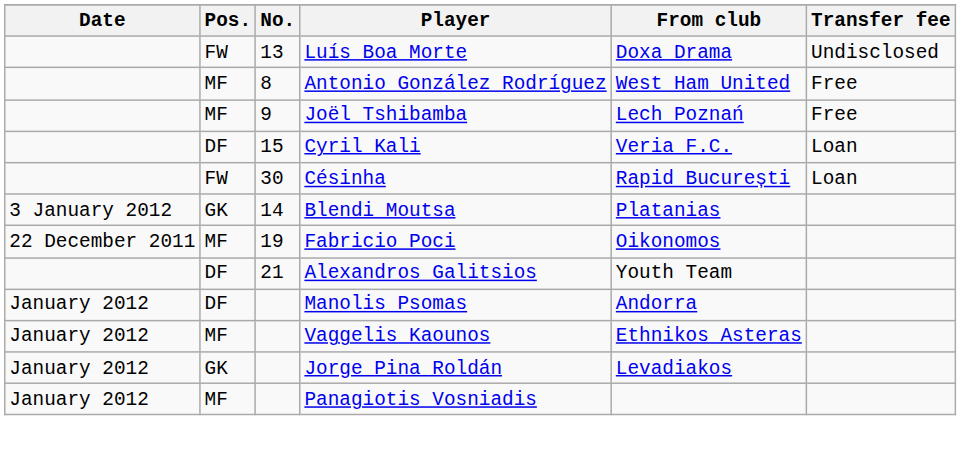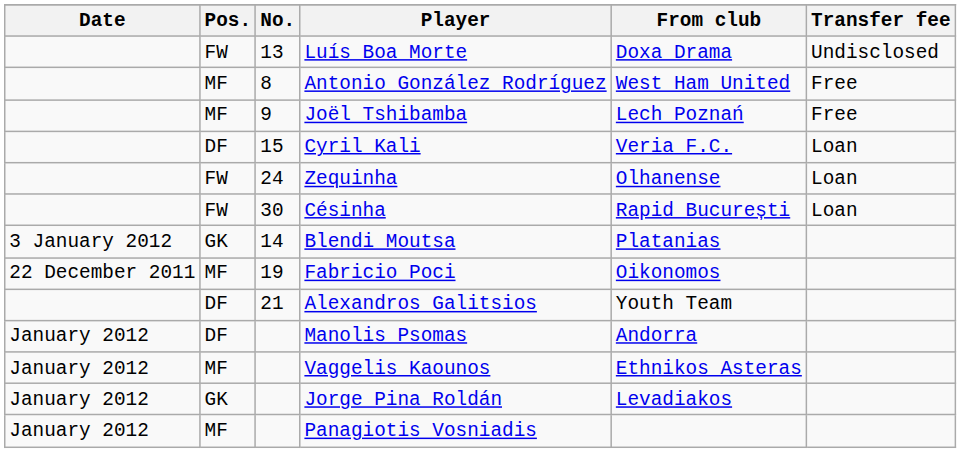+ row: (351, 178)
